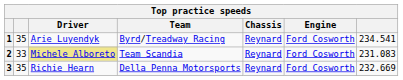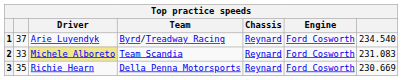(21, 40) 35 -> (21, 40) 37
(377, 40) 234.541 -> (377, 40) 234.540
(377, 68) 232.669 -> (377, 68) 230.669
